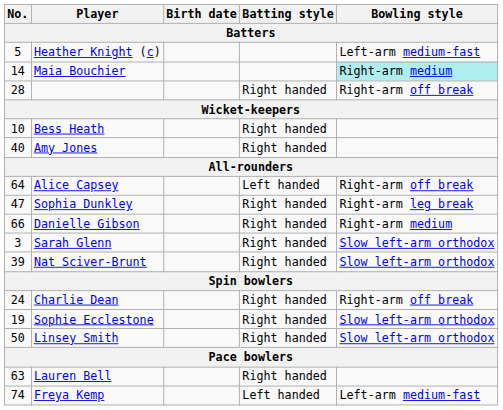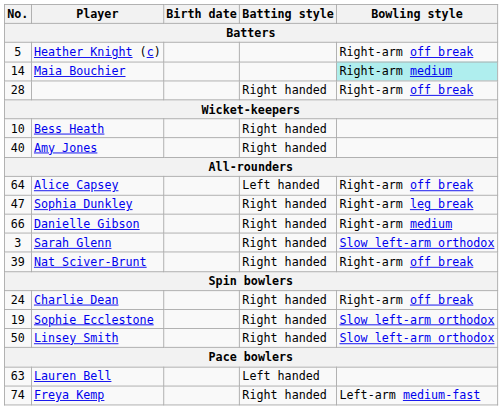(410, 52) Left-arm medium-fast -> (406, 52) Right-arm off break
(417, 262) Slow left-arm orthodox -> (406, 262) Right-arm off break
(285, 376) Right handed -> (281, 376) Left handed
(281, 395) Left handed -> (285, 395) Right handed
